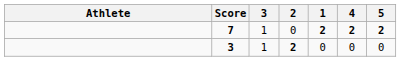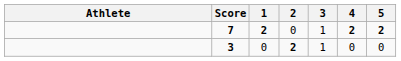columns swapped: (323, 13) <-> (264, 13)
